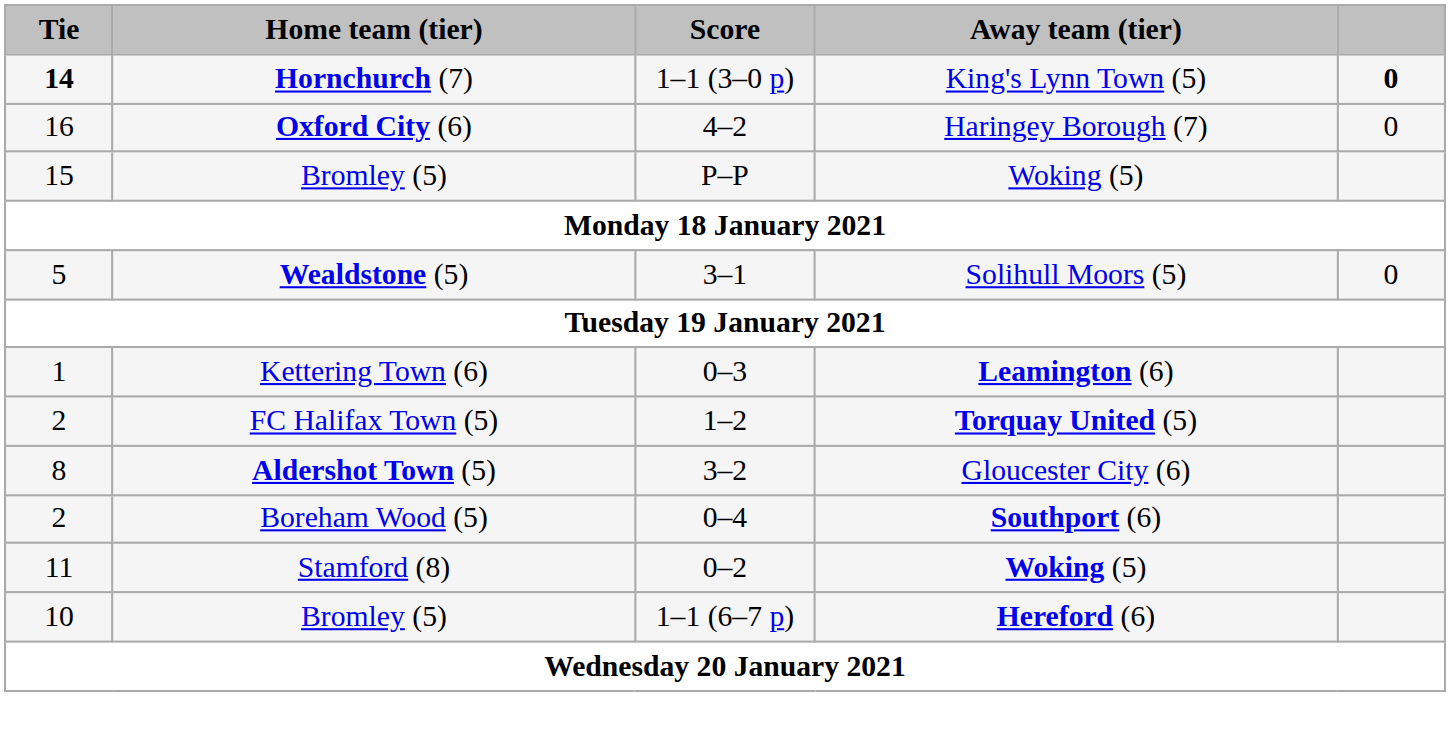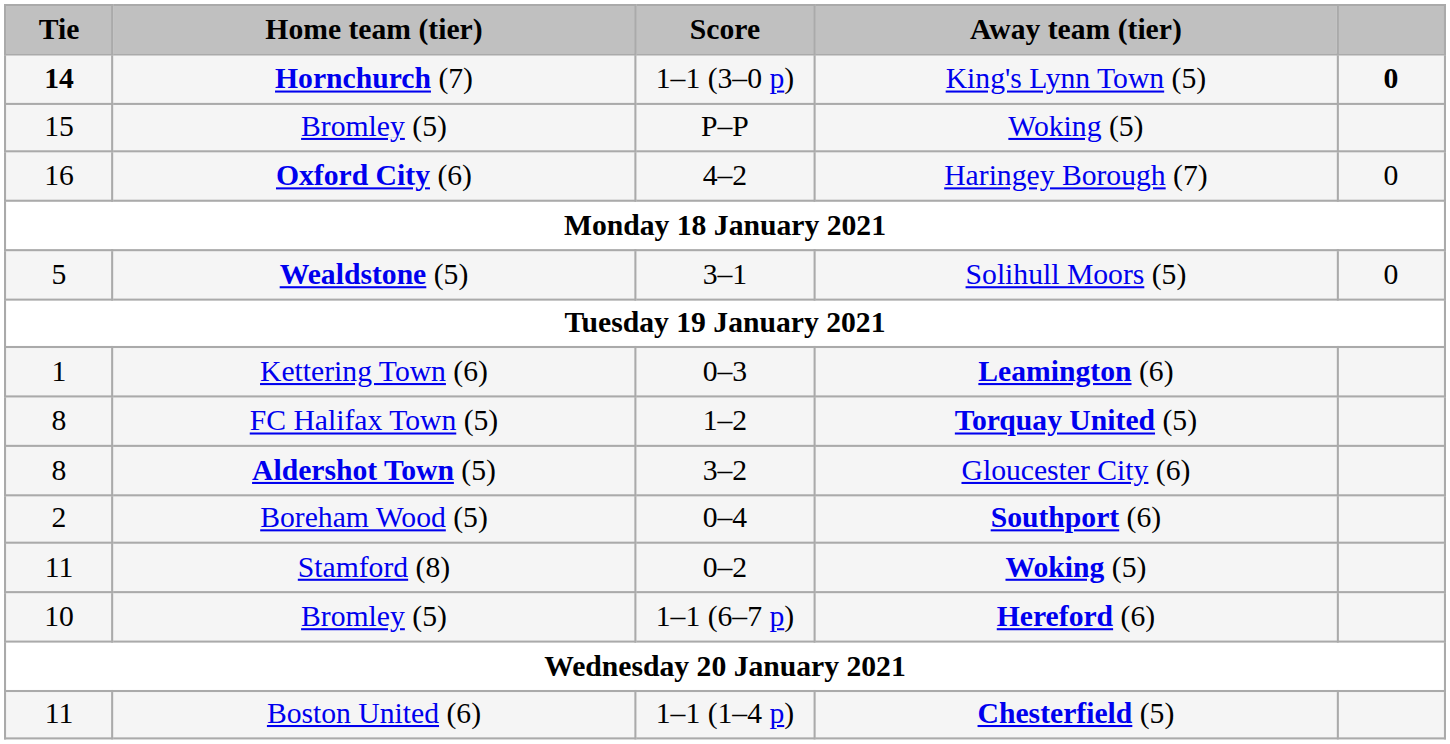rows swapped: (374, 176) <-> (374, 127)
(59, 420) 2 -> (59, 420) 8
+ row: (374, 714)
